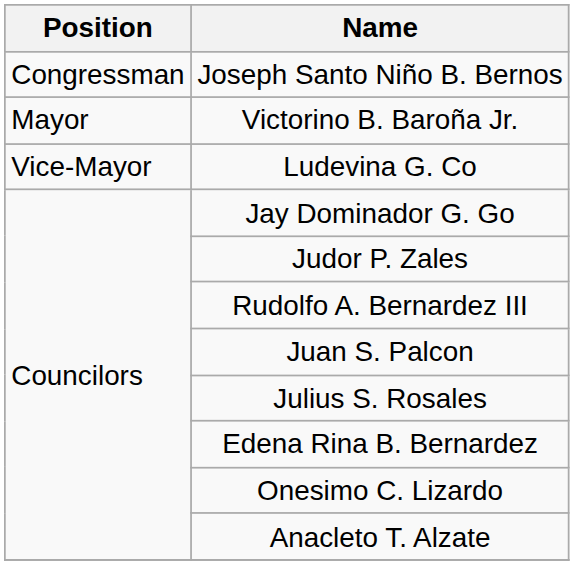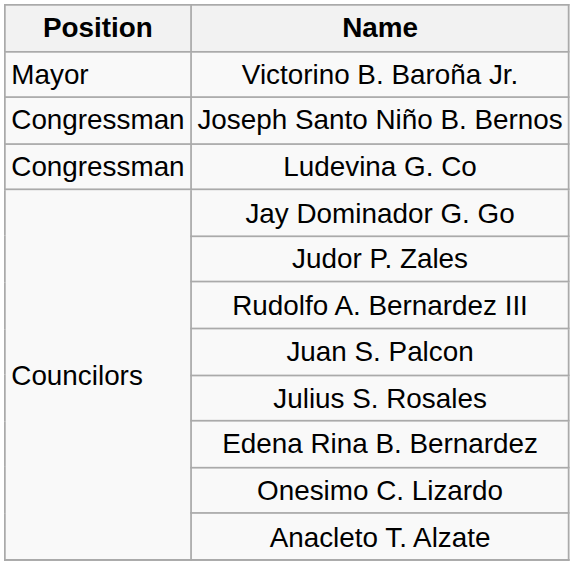rows swapped: (380, 74) <-> (380, 120)
(81, 167) Vice-Mayor -> (98, 167) Congressman
